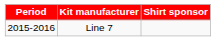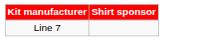- column: (31, 12)
